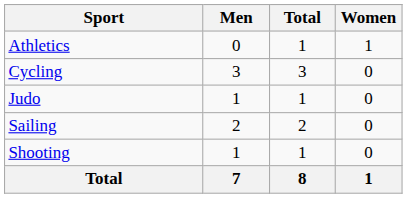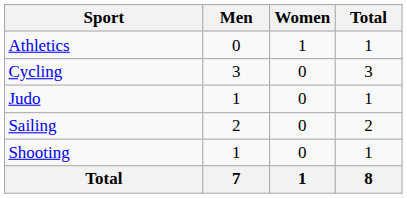columns swapped: (368, 17) <-> (302, 17)
